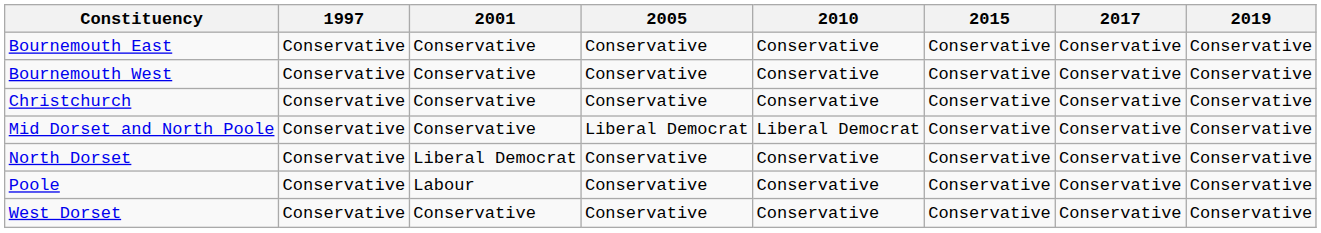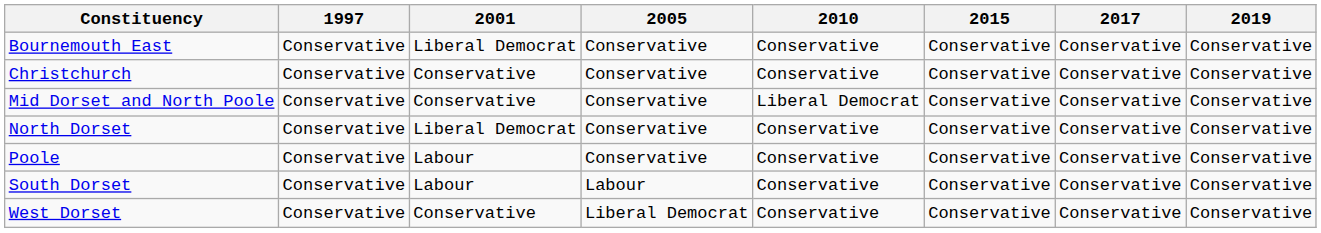(475, 46) Conservative -> (495, 46) Liberal Democrat
- row: (90, 74)
(667, 130) Liberal Democrat -> (646, 102) Conservative
+ row: (70, 185)
(646, 213) Conservative -> (667, 213) Liberal Democrat
